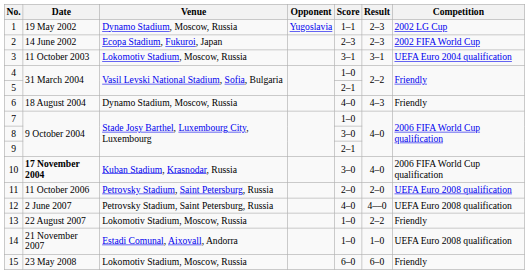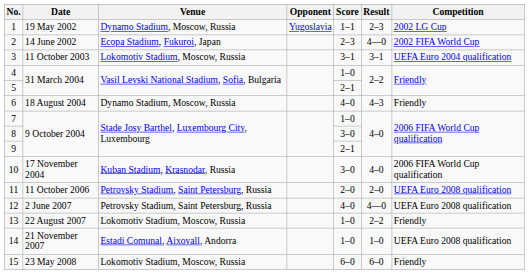(377, 42) 2–3 -> (376, 42) 4––0
(52, 169) bold -> (51, 169) normal
